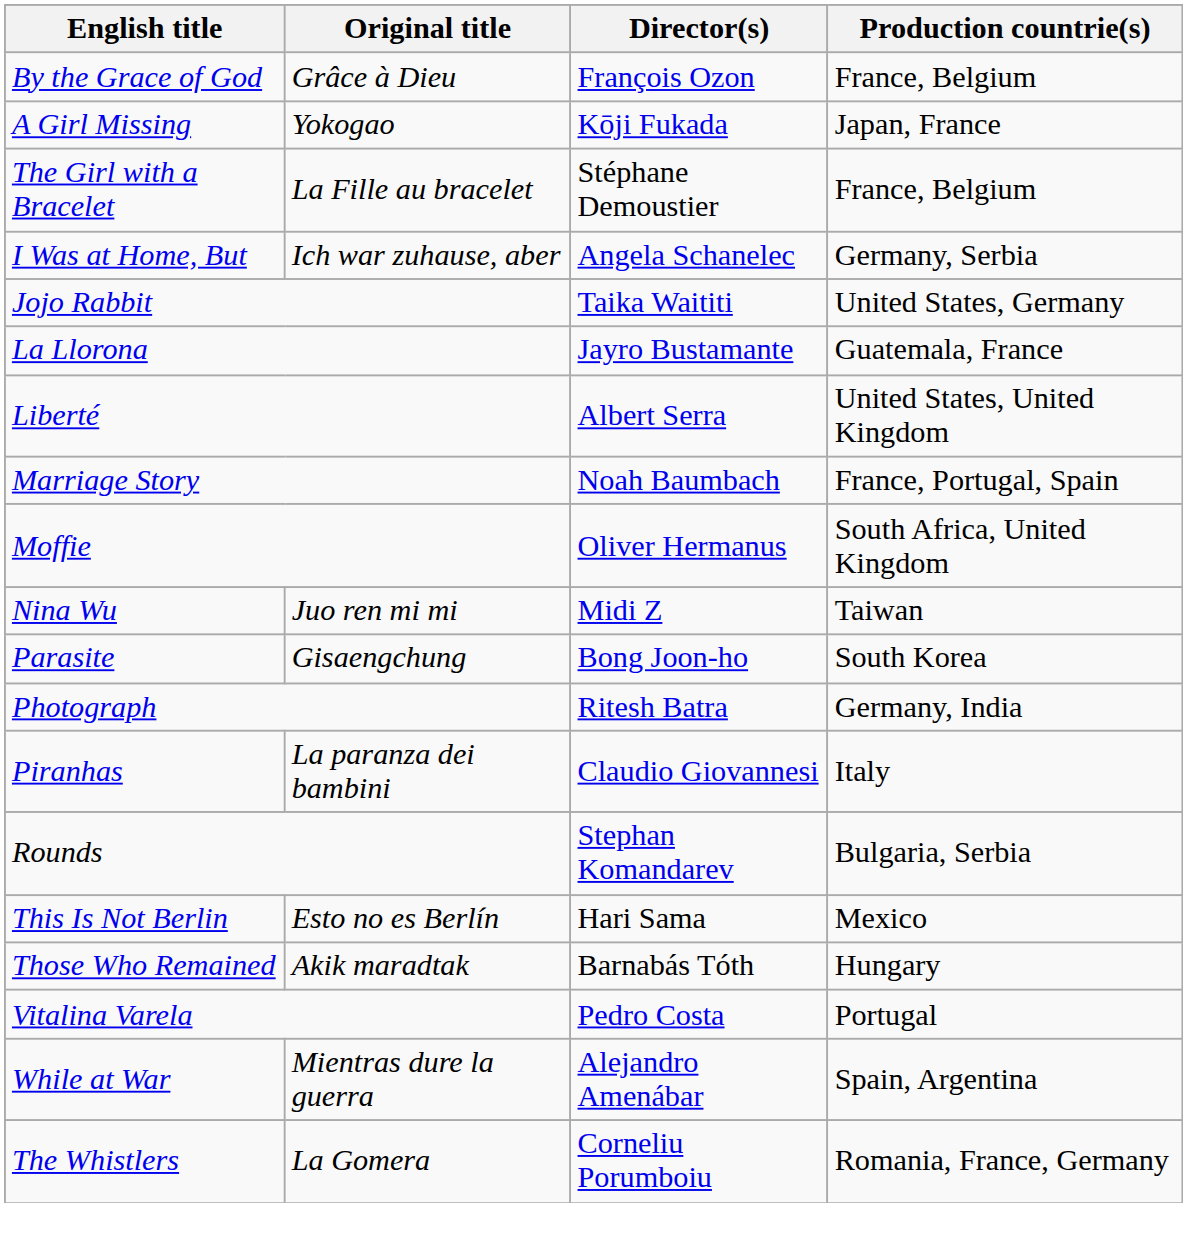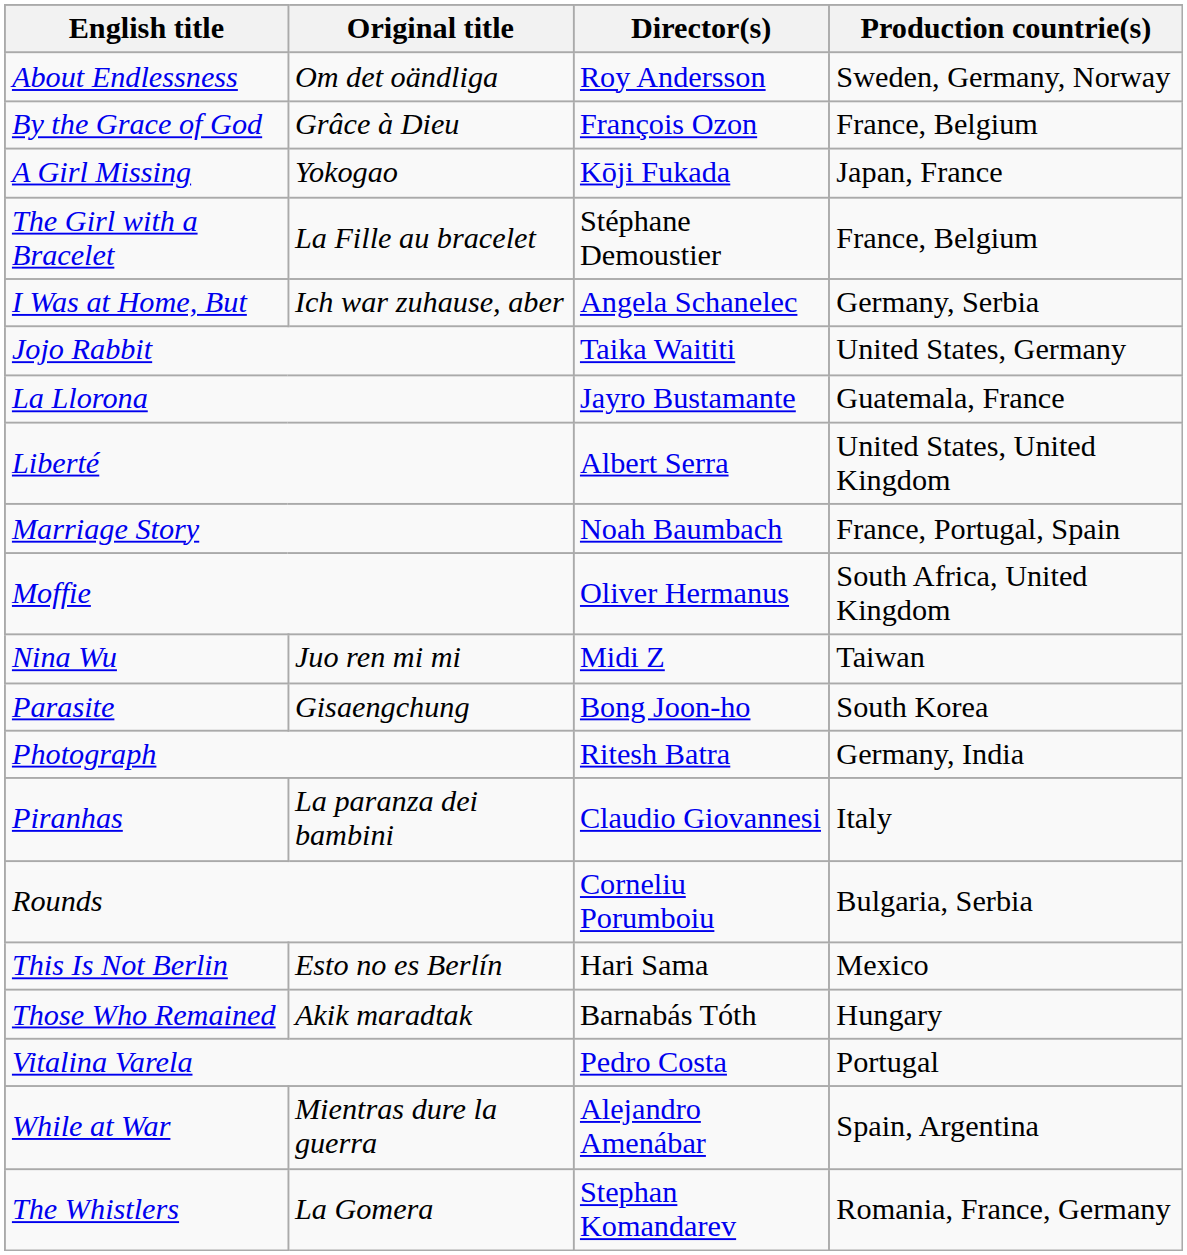+ row: (125, 76)
(656, 852) Stephan Komandarev -> (647, 900) Corneliu Porumboiu
(645, 1160) Corneliu Porumboiu -> (658, 1208) Stephan Komandarev
